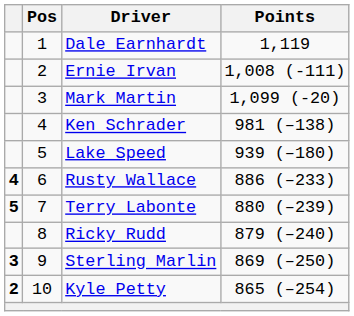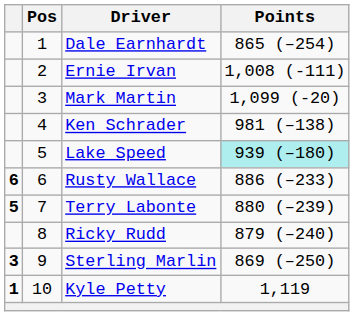(285, 46) 1,119 -> (285, 46) 865 (–254)
(285, 154) no background -> (285, 154) paleturquoise background
(14, 181) 4 -> (14, 181) 6
(14, 290) 2 -> (14, 290) 1
(285, 290) 865 (–254) -> (285, 290) 1,119
